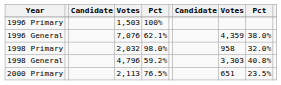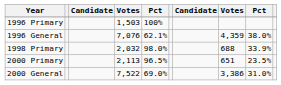(228, 48) 958 -> (228, 48) 688
(259, 48) 32.0% -> (259, 48) 33.9%
- row: (35, 61)
(155, 73) 76.5% -> (155, 61) 96.5%
+ row: (35, 73)
